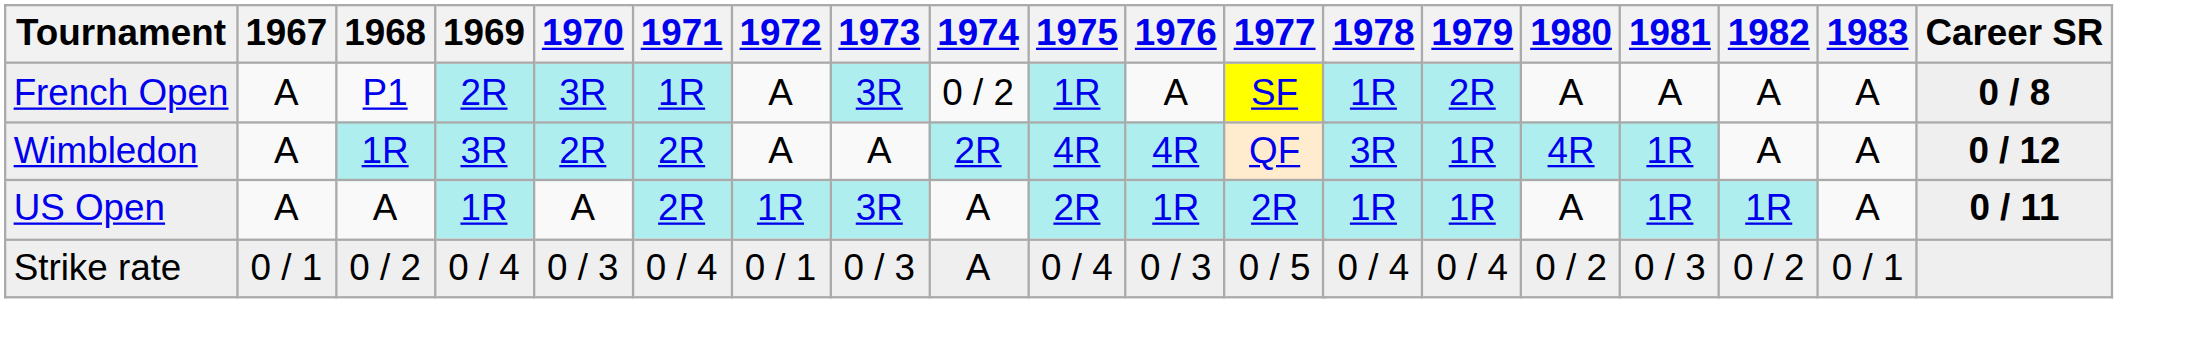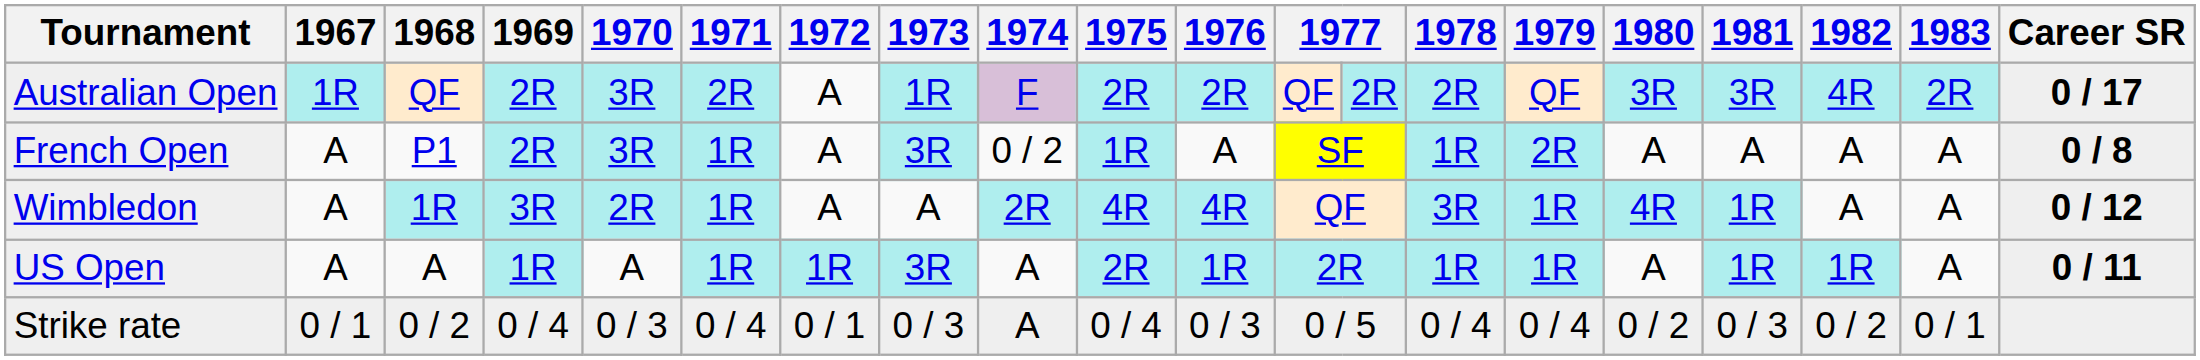+ row: (146, 92)
(682, 150) 2R -> (731, 208) 1R
(682, 208) 2R -> (731, 267) 1R
